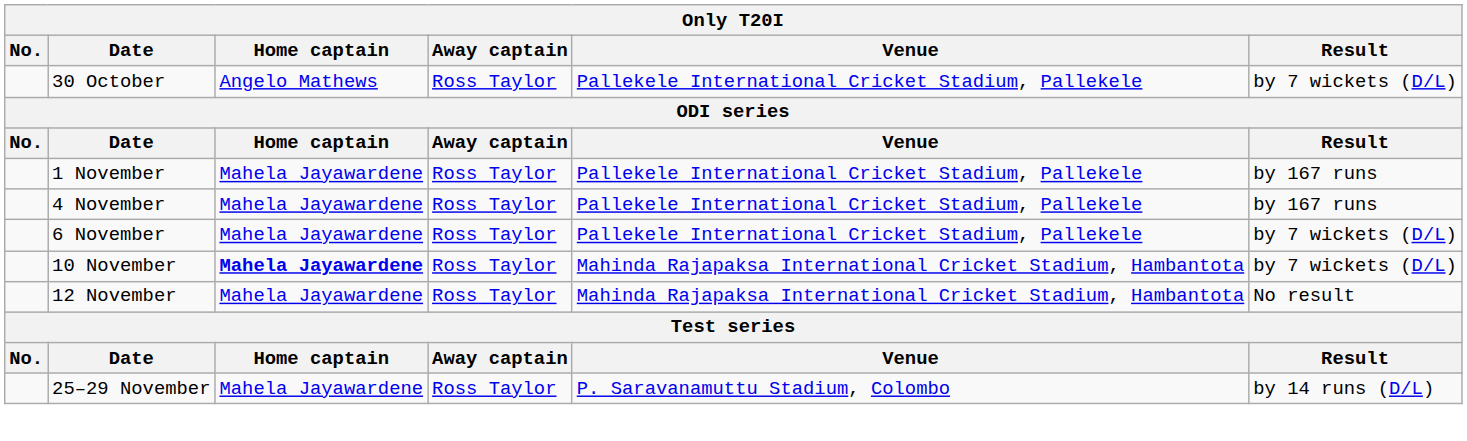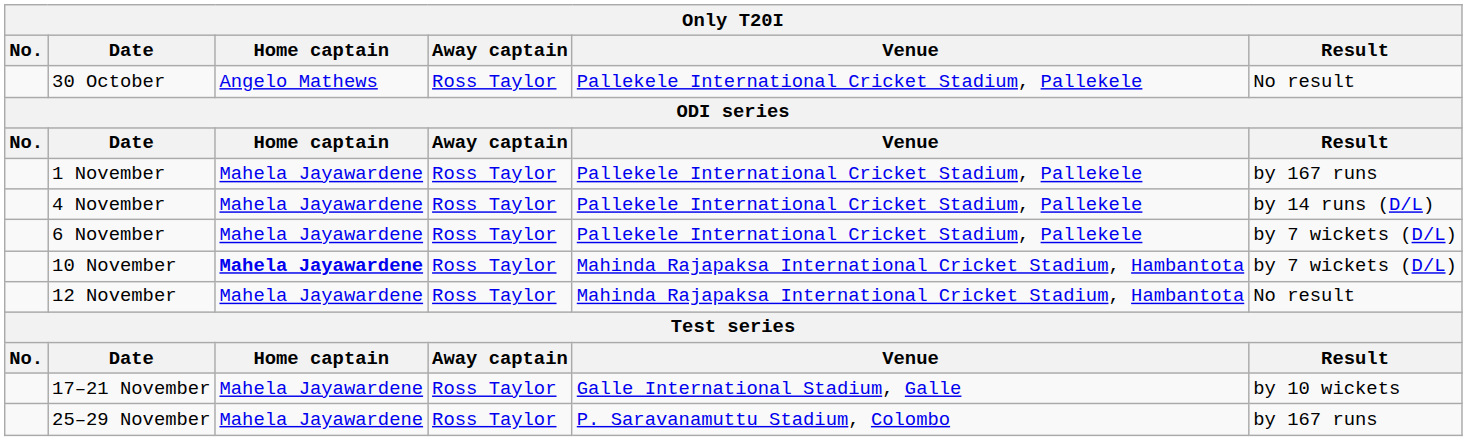(1355, 82) by 7 wickets (D/L) -> (1304, 82) No result
(1315, 204) by 167 runs -> (1344, 204) by 14 runs (D/L)
+ row: (131, 389)
(1344, 389) by 14 runs (D/L) -> (1315, 419) by 167 runs
